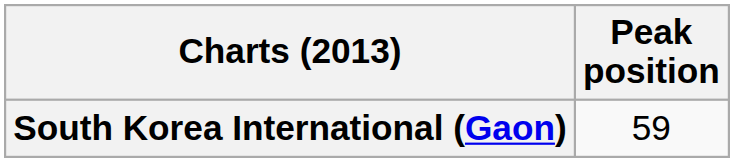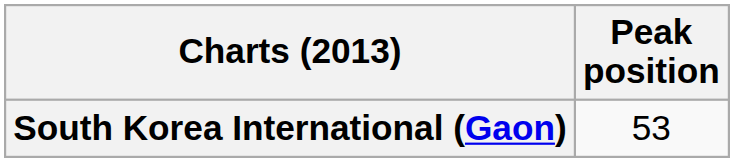(651, 127) 59 -> (651, 127) 53
